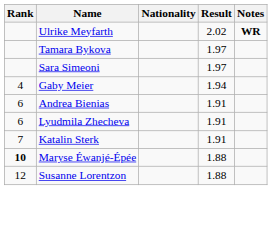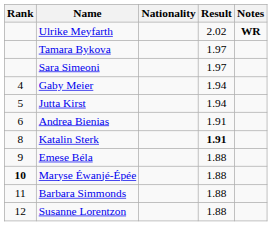+ row: (62, 103)
- row: (84, 121)
(20, 139) 7 -> (20, 139) 8
(216, 139) normal -> (216, 139) bold
+ row: (66, 157)
+ row: (82, 193)
